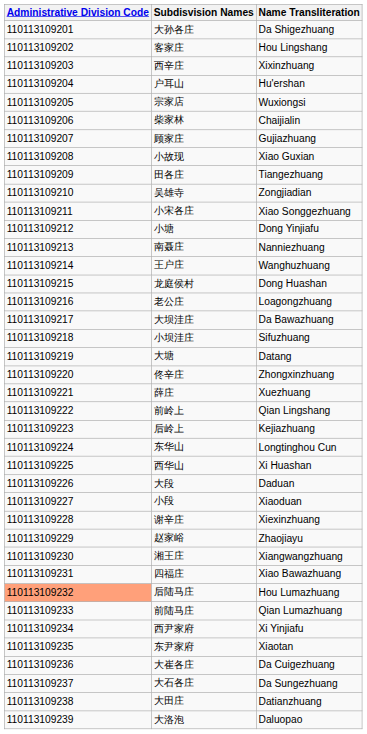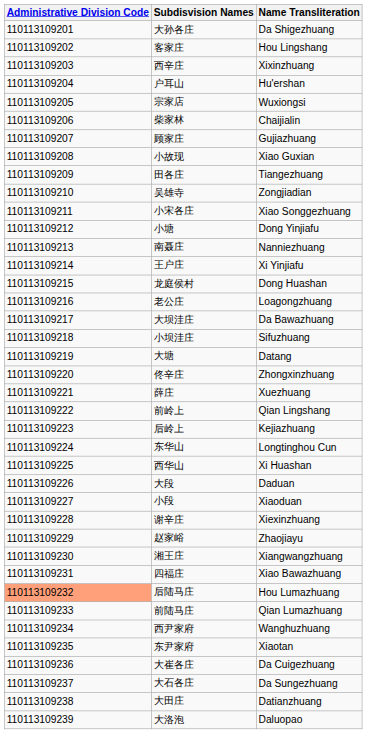(294, 265) Wanghuzhuang -> (281, 265) Xi Yinjiafu
(281, 629) Xi Yinjiafu -> (294, 629) Wanghuzhuang
